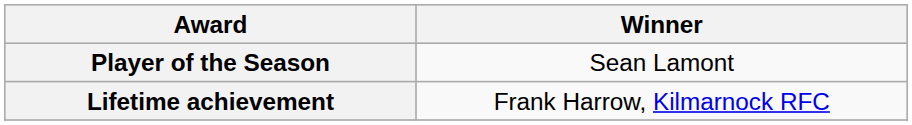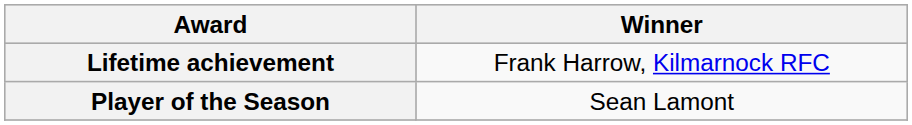rows swapped: (210, 63) <-> (210, 101)
